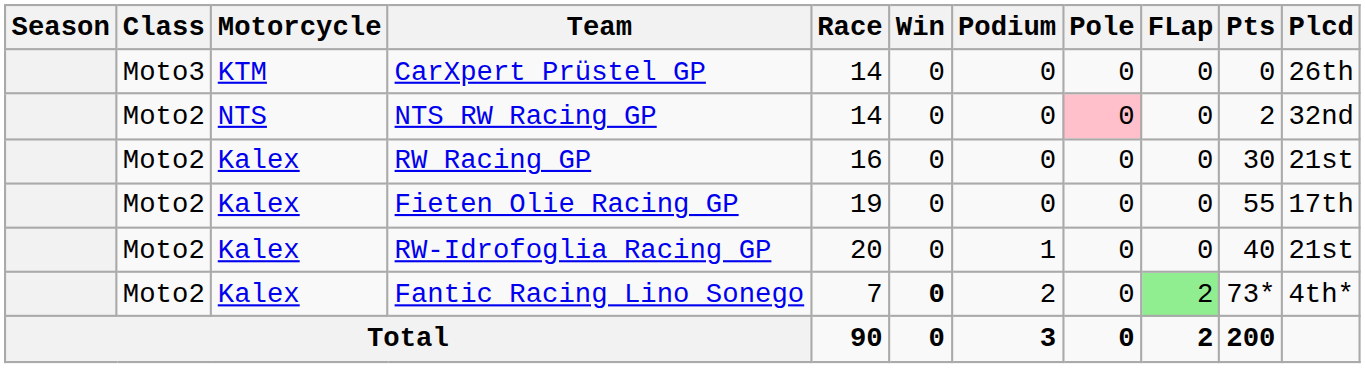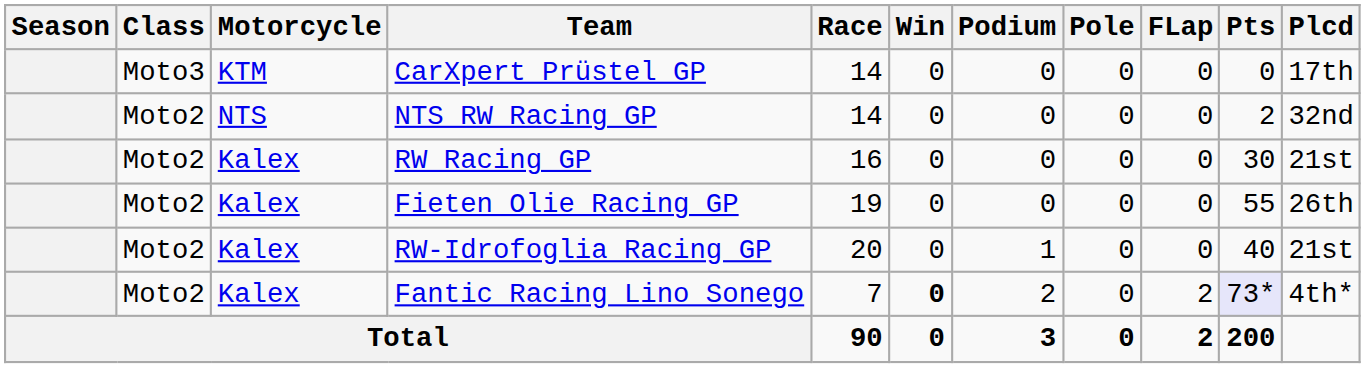(1321, 72) 26th -> (1321, 72) 17th
(1127, 116) pink background -> (1127, 116) no background
(1321, 205) 17th -> (1321, 205) 26th
(1205, 294) lightgreen background -> (1205, 294) no background
(1251, 294) no background -> (1251, 294) lavender background
